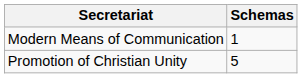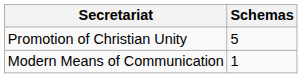rows swapped: (116, 38) <-> (97, 61)
